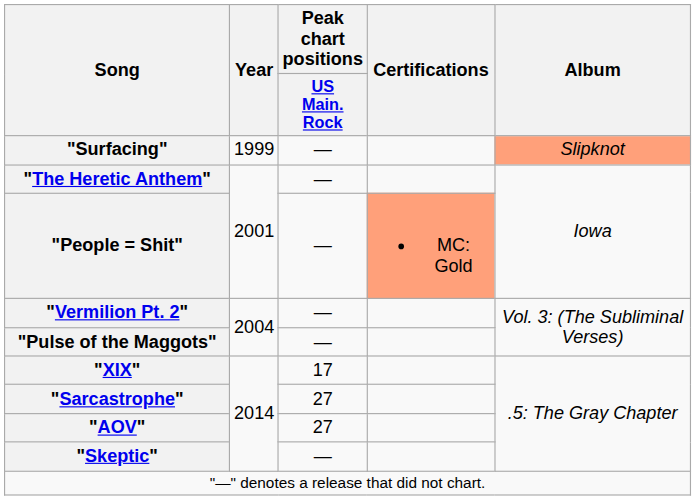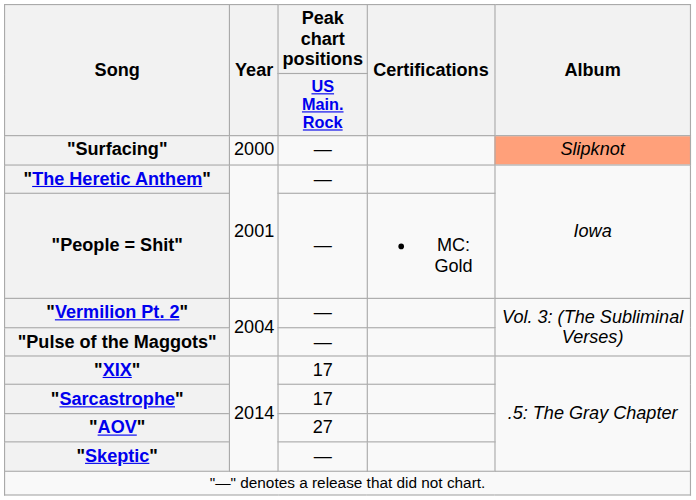(254, 150) 1999 -> (254, 150) 2000
(431, 256) lightsalmon background -> (431, 256) no background
(323, 398) 27 -> (323, 398) 17
